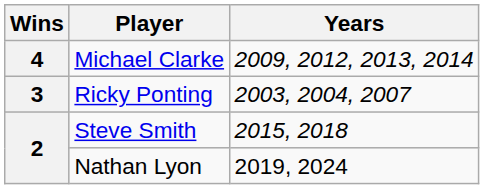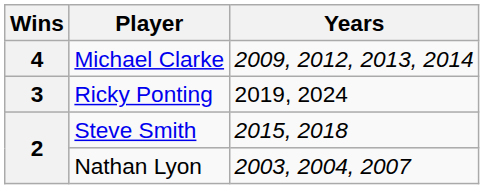(323, 95) 2003, 2004, 2007 -> (291, 95) 2019, 2024
(291, 166) 2019, 2024 -> (323, 166) 2003, 2004, 2007
